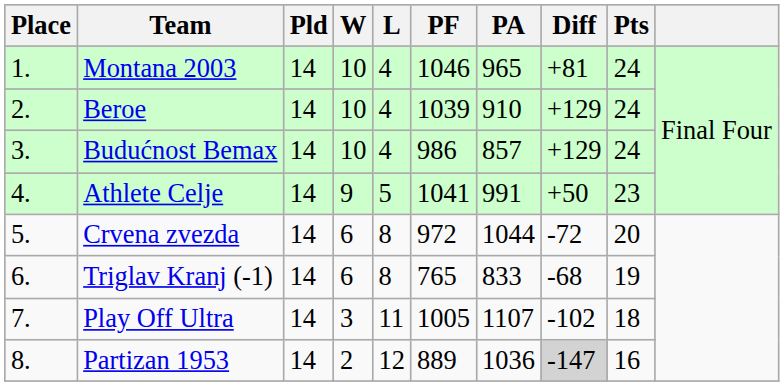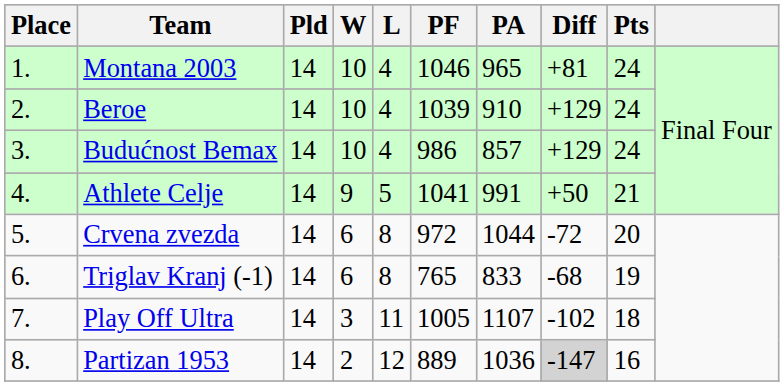(627, 192) 23 -> (627, 192) 21
